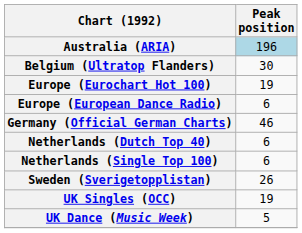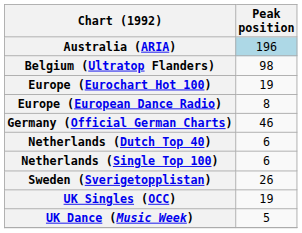(266, 66) 30 -> (266, 66) 98
(266, 104) 6 -> (266, 104) 8
